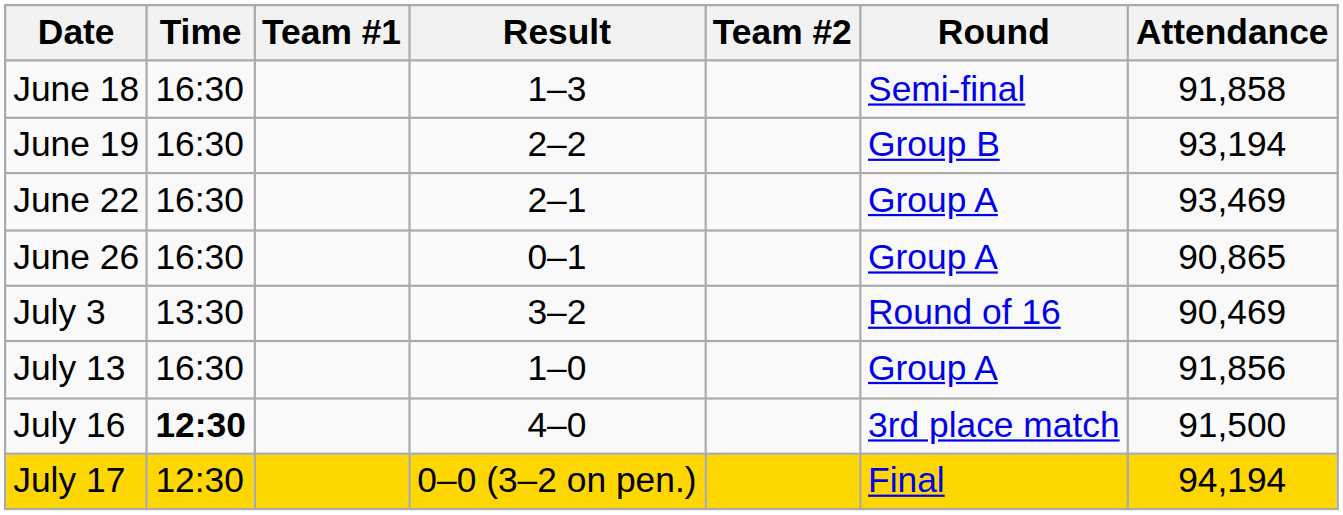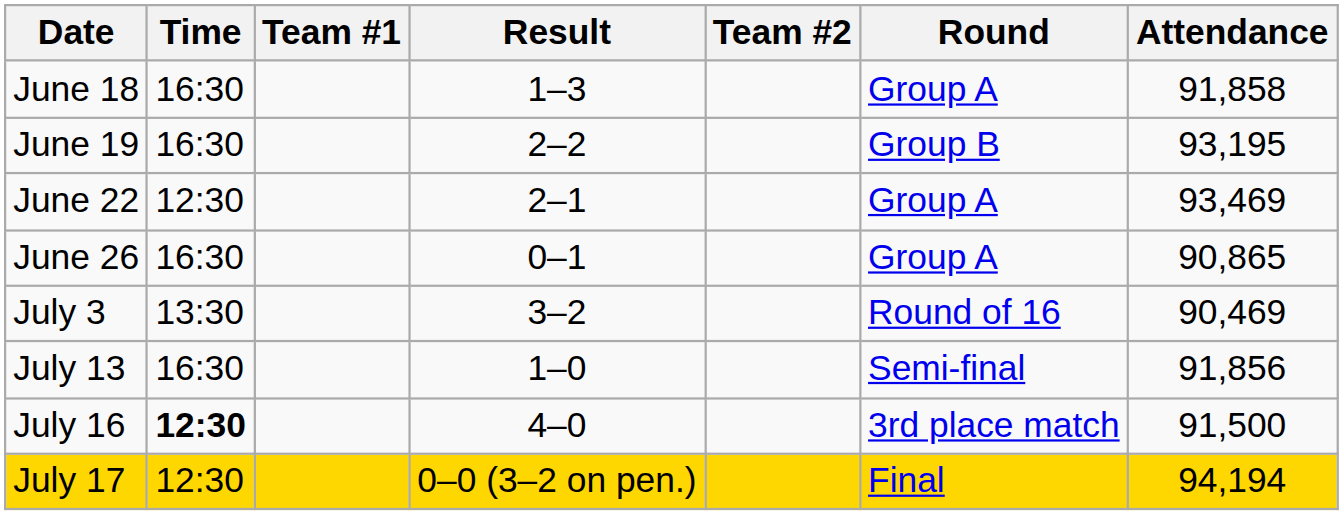(947, 88) Semi-final -> (933, 88) Group A
(1232, 144) 93,194 -> (1232, 144) 93,195
(200, 200) 16:30 -> (200, 200) 12:30
(933, 369) Group A -> (947, 369) Semi-final
